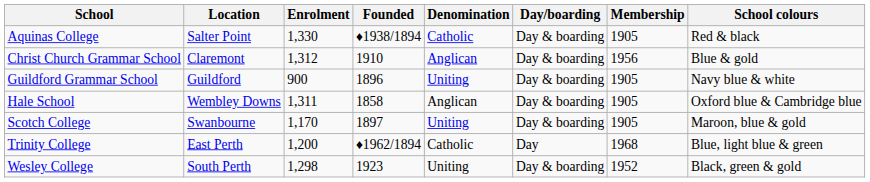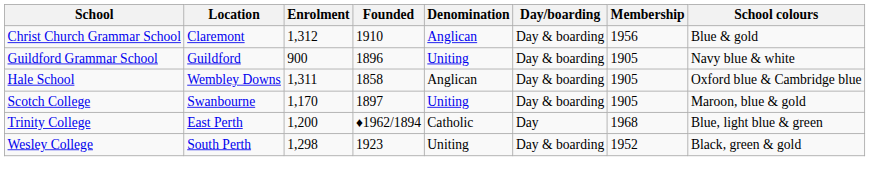- row: (53, 36)
